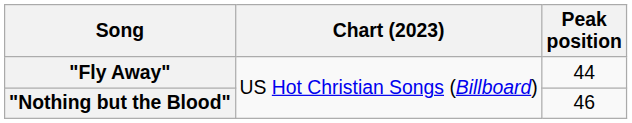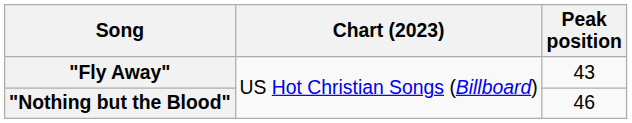(584, 72) 44 -> (584, 72) 43
